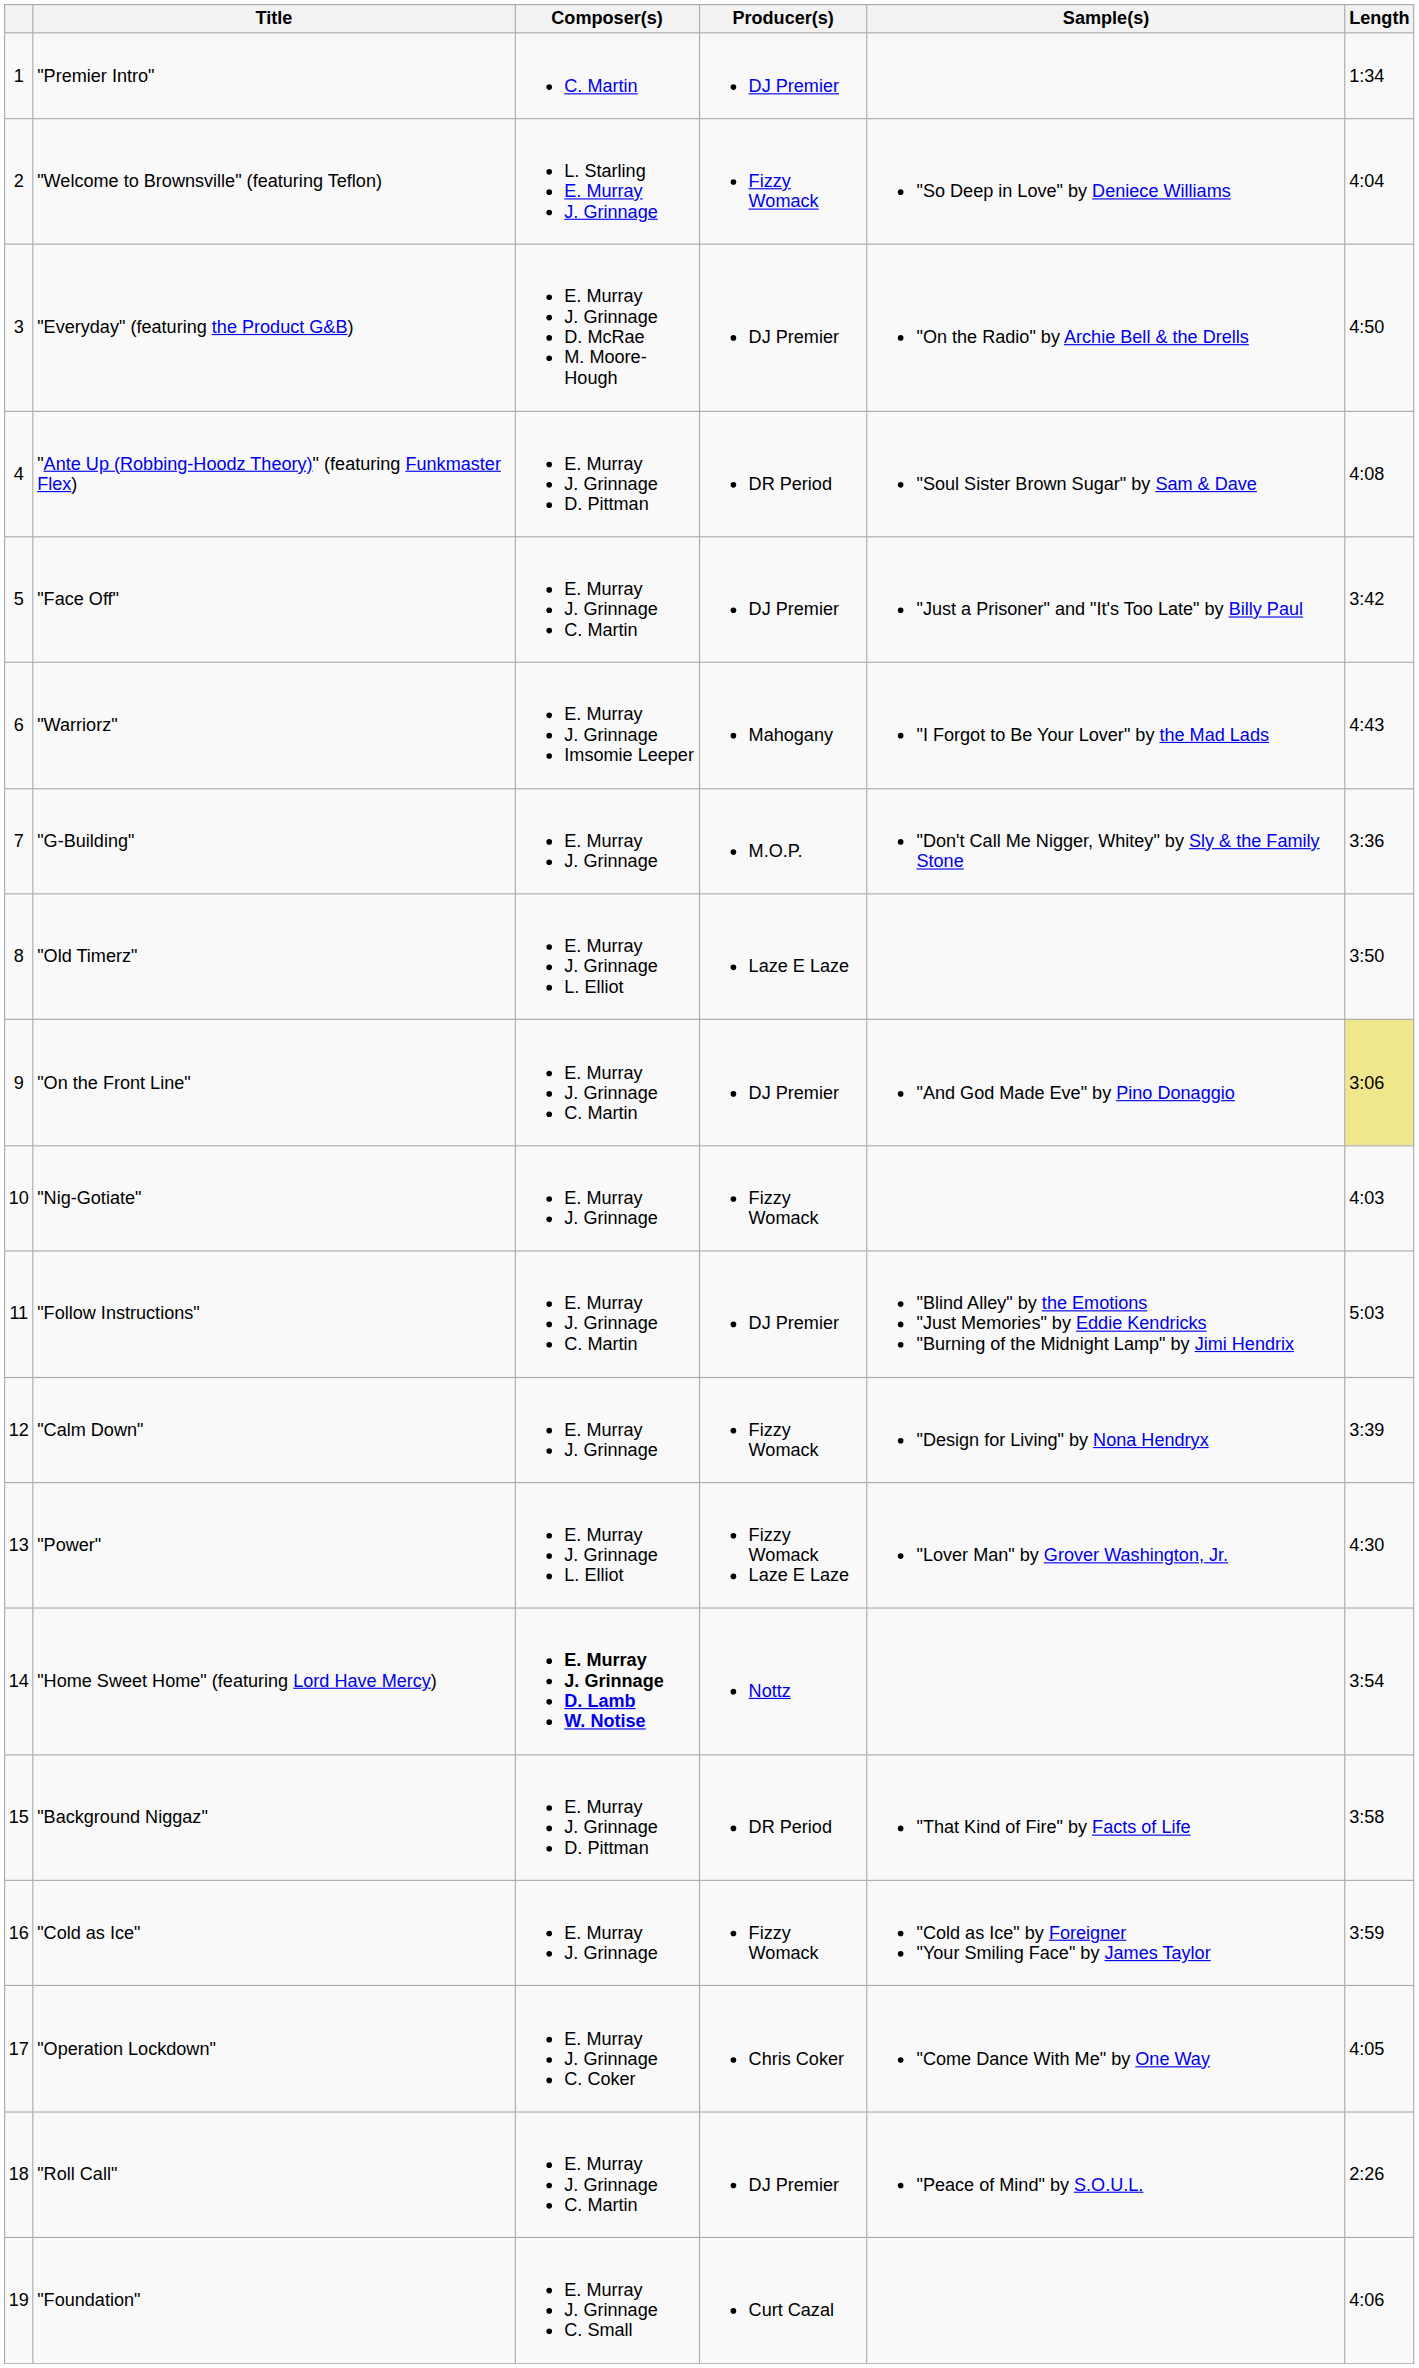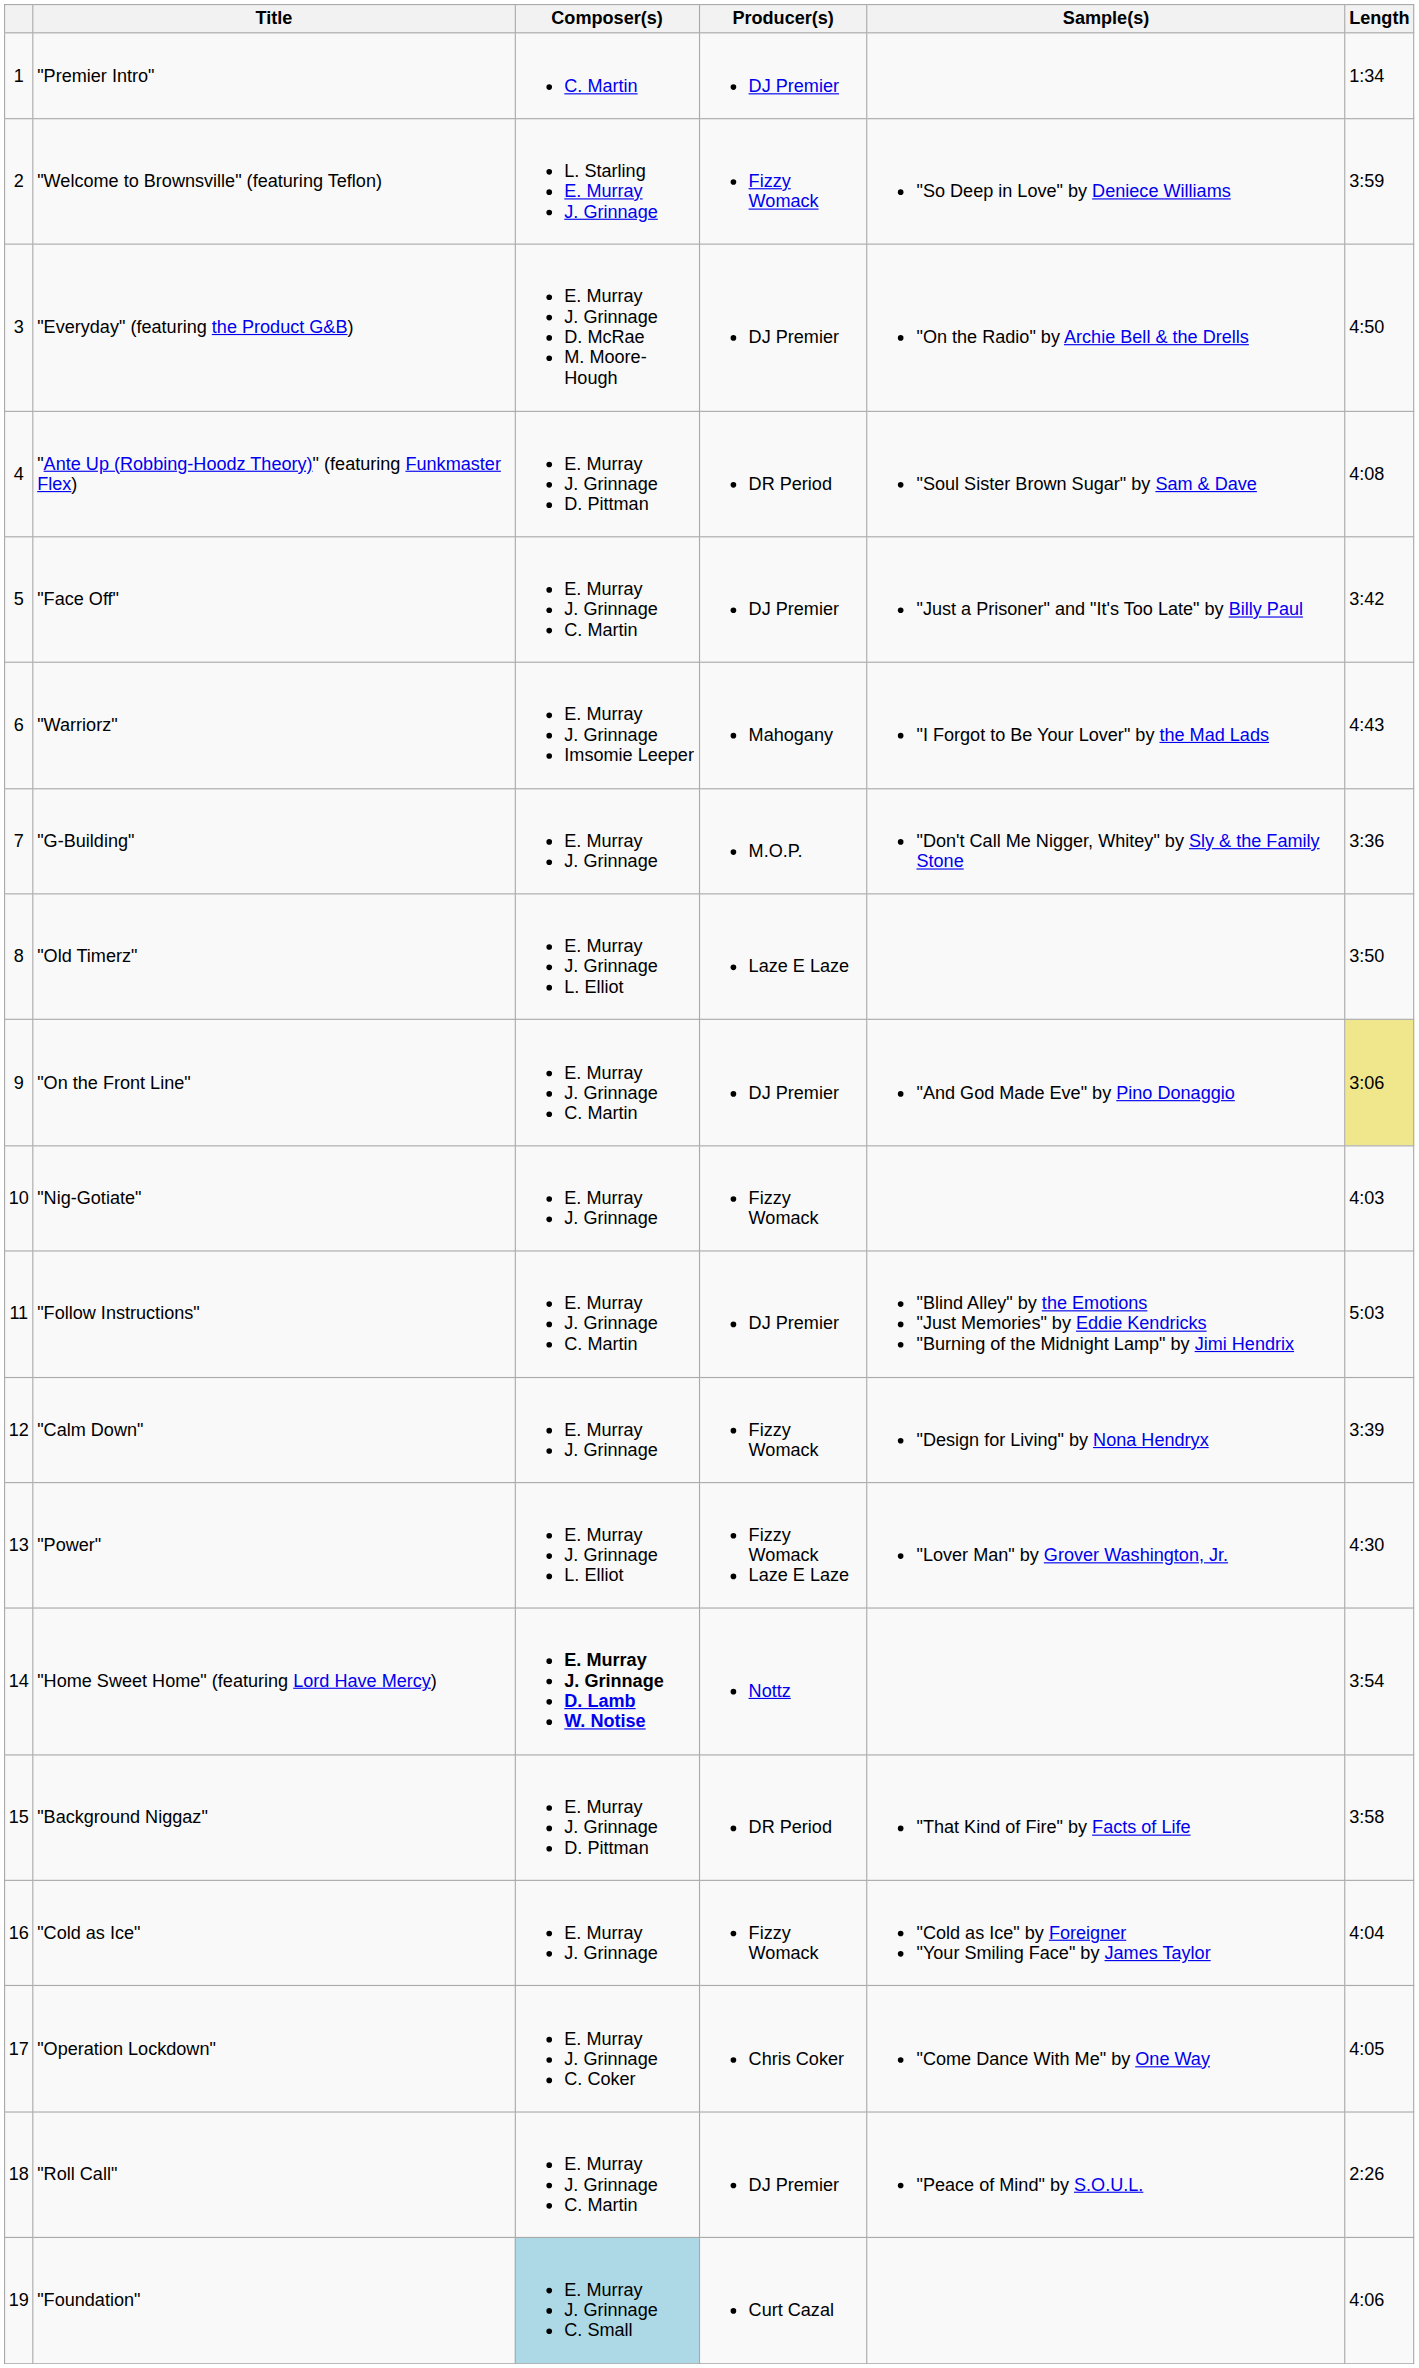(1367, 181) 4:04 -> (1367, 181) 3:59
(1367, 1933) 3:59 -> (1367, 1933) 4:04
(607, 2311) no background -> (607, 2311) lightblue background
